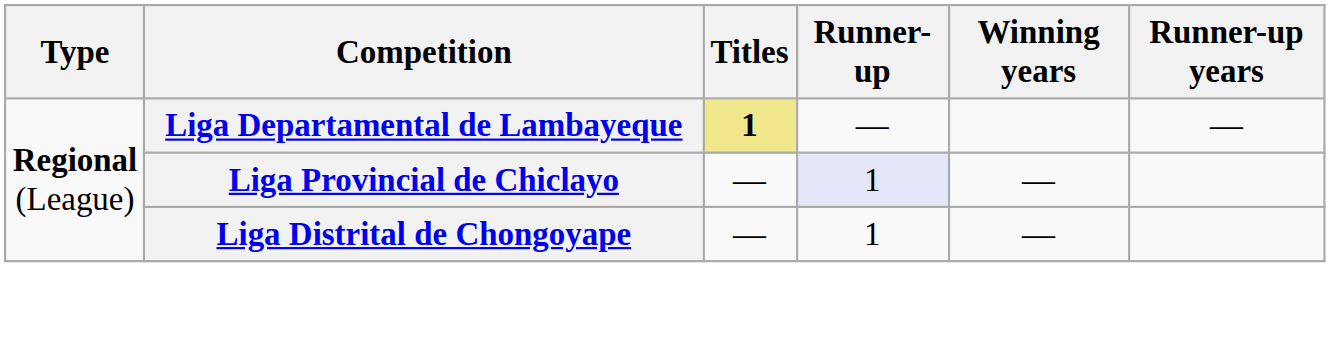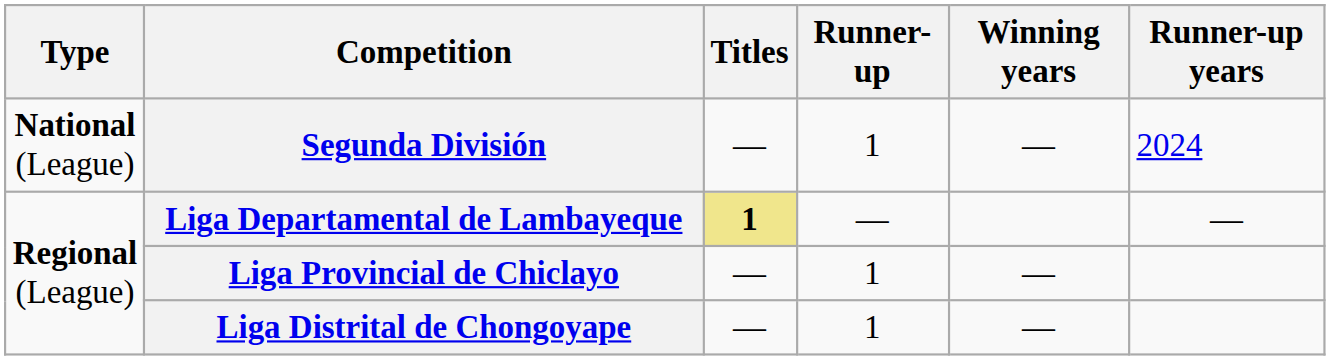+ row: (424, 144)
(872, 179) lavender background -> (872, 273) no background
